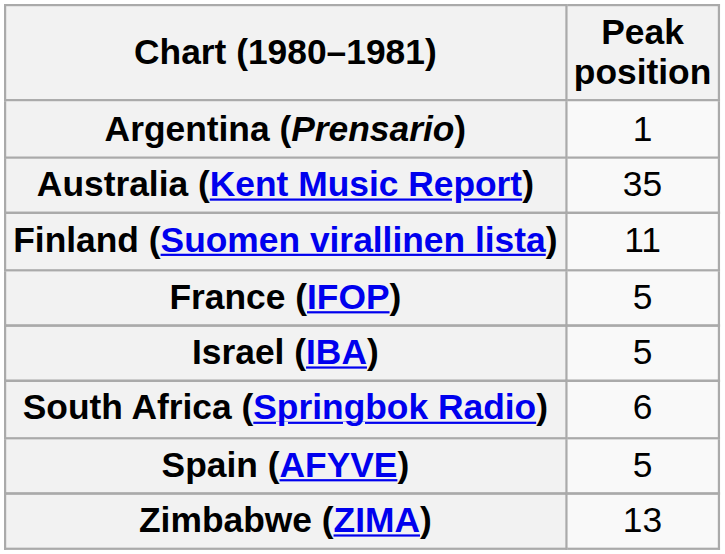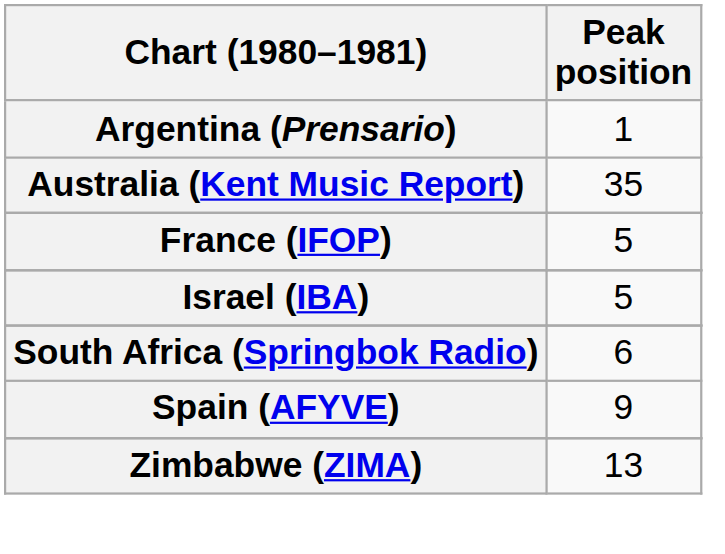- row: (285, 240)
(643, 464) 5 -> (623, 408) 9
